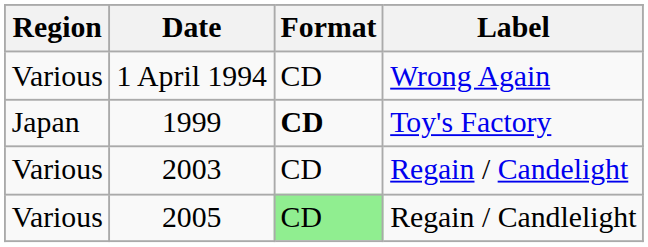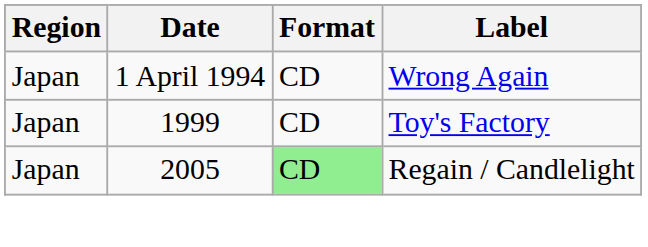(57, 75) Various -> (46, 75) Japan
(302, 122) bold -> (300, 122) normal
- row: (509, 169)
(57, 216) Various -> (46, 169) Japan
